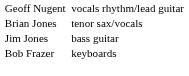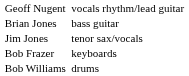(107, 23) tenor sax/vocals -> (95, 23) bass guitar
(95, 38) bass guitar -> (107, 38) tenor sax/vocals
+ row: (35, 69)
